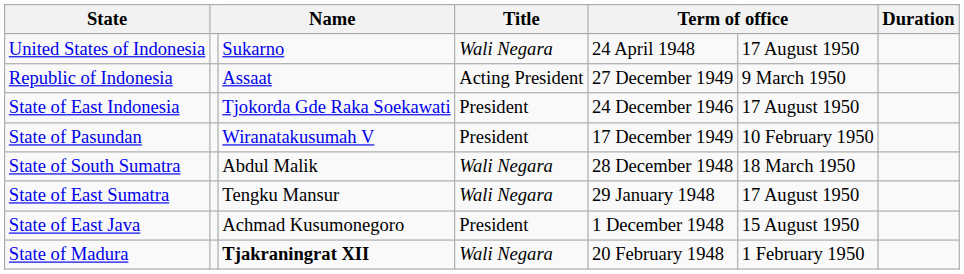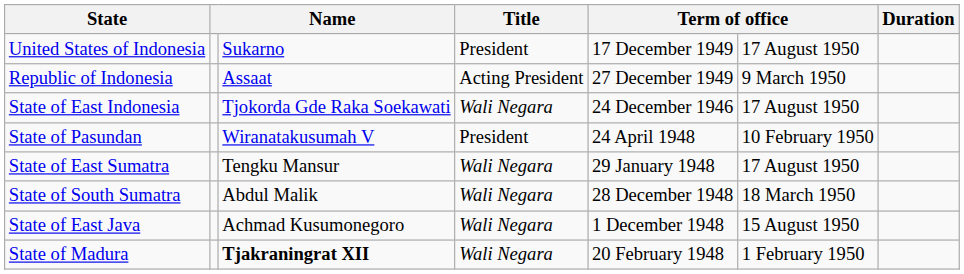(506, 48) Wali Negara -> (494, 48) President
(644, 48) 24 April 1948 -> (663, 48) 17 December 1949
(494, 107) President -> (506, 107) Wali Negara
(663, 136) 17 December 1949 -> (644, 136) 24 April 1948
rows swapped: (89, 195) <-> (95, 166)
(494, 225) President -> (506, 225) Wali Negara
